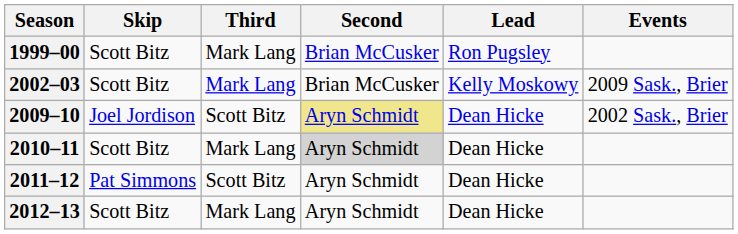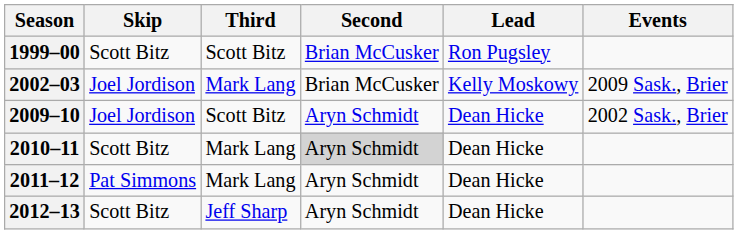(250, 52) Mark Lang -> (245, 52) Scott Bitz
(129, 84) Scott Bitz -> (142, 84) Joel Jordison
(362, 116) khaki background -> (362, 116) no background
(245, 180) Scott Bitz -> (250, 180) Mark Lang
(250, 212) Mark Lang -> (246, 212) Jeff Sharp
